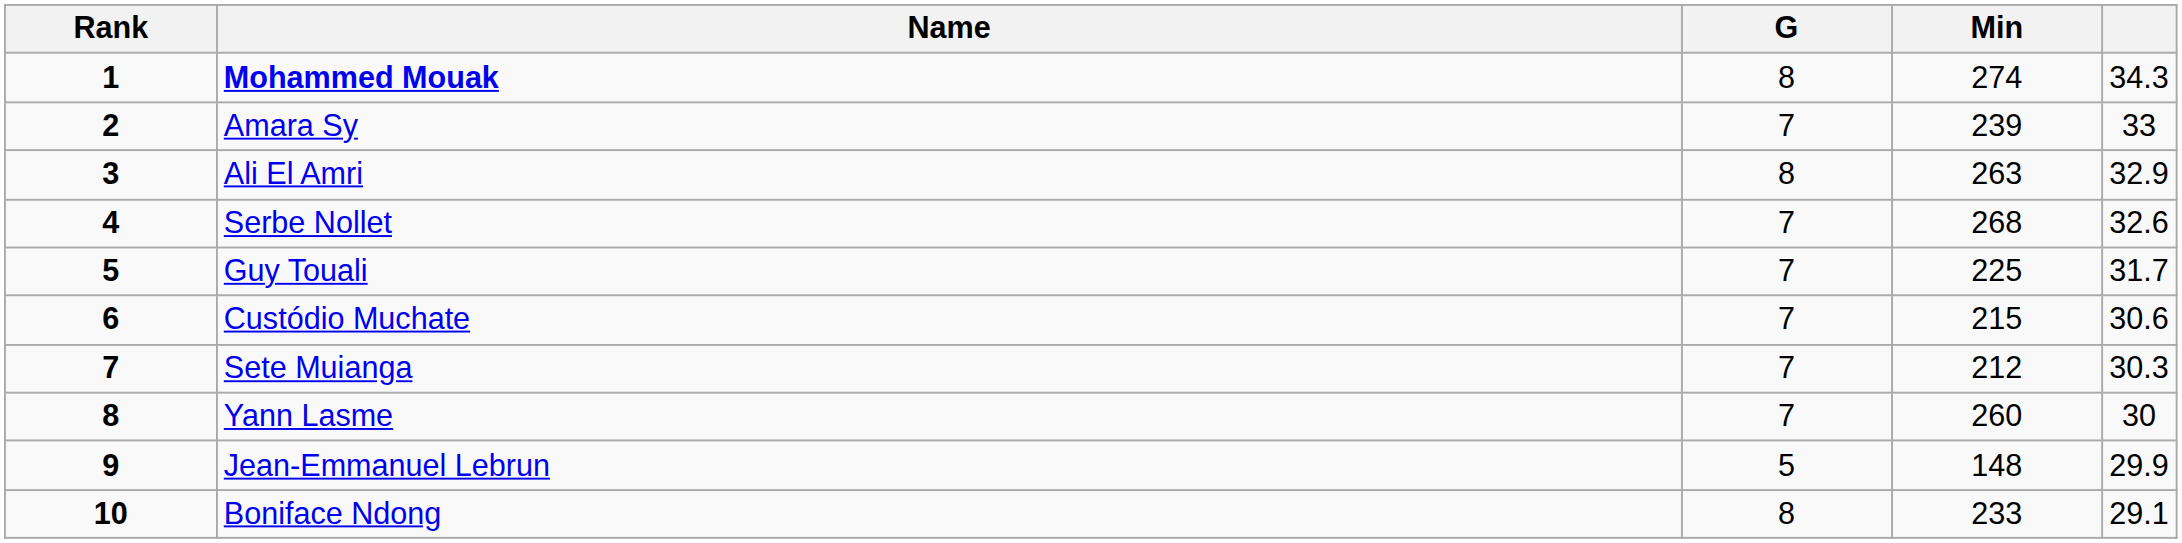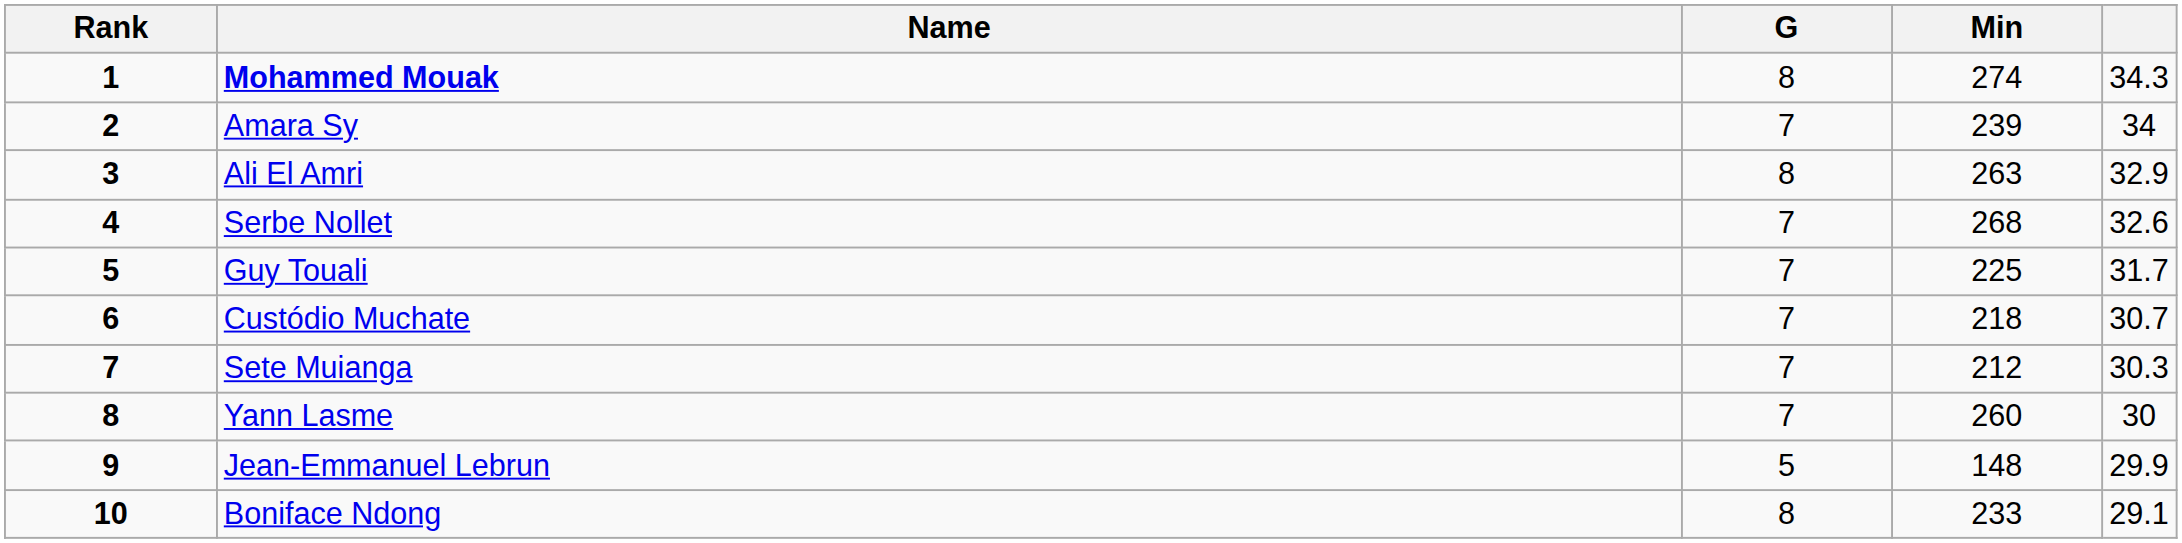(2139, 125) 33 -> (2139, 125) 34
(1997, 319) 215 -> (1997, 319) 218
(2139, 319) 30.6 -> (2139, 319) 30.7
